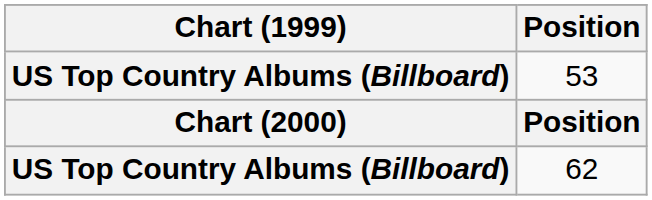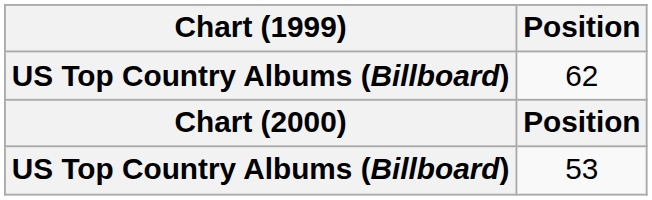rows swapped: (582, 169) <-> (582, 75)
